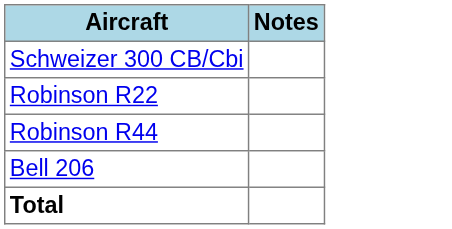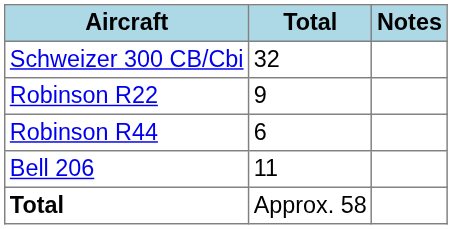+ column: (310, 22)
